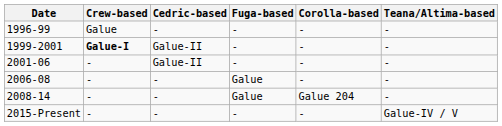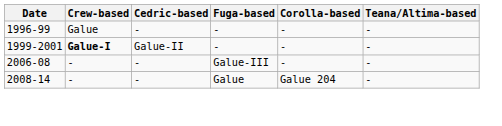- row: (28, 63)
(247, 80) Galue -> (241, 63) Galue-III
- row: (44, 113)
